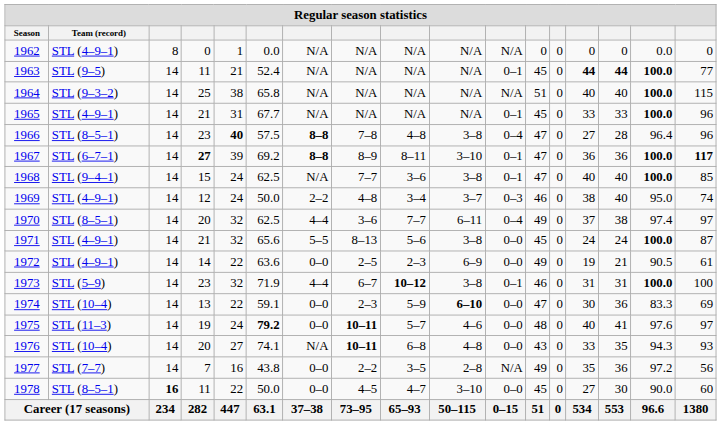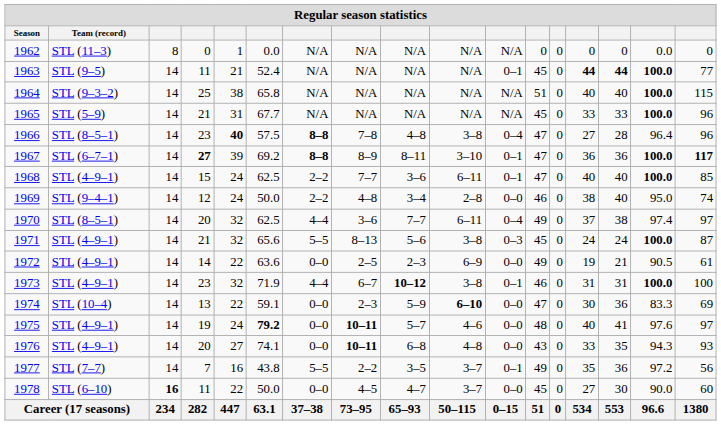(85, 50) STL (4–9–1) -> (81, 50) STL (11–3)
(85, 113) STL (4–9–1) -> (78, 113) STL (5–9)
(513, 113) 0–1 -> (512, 113) N/A
(85, 177) STL (9–4–1) -> (85, 177) STL (4–9–1)
(317, 177) N/A -> (319, 177) 2–2
(473, 177) 3–8 -> (470, 177) 6–11
(85, 198) STL (4–9–1) -> (85, 198) STL (9–4–1)
(473, 198) 3–7 -> (473, 198) 2–8
(513, 198) 0–3 -> (513, 198) 0–0
(513, 240) 0–0 -> (513, 240) 0–3
(78, 282) STL (5–9) -> (85, 282) STL (4–9–1)
(81, 325) STL (11–3) -> (85, 325) STL (4–9–1)
(82, 346) STL (10–4) -> (85, 346) STL (4–9–1)
(317, 346) N/A -> (319, 346) 0–0
(319, 367) 0–0 -> (319, 367) 5–5
(473, 367) 2–8 -> (473, 367) 3–7
(512, 367) N/A -> (513, 367) 0–1
(85, 388) STL (8–5–1) -> (82, 388) STL (6–10)
(469, 388) 3–10 -> (473, 388) 3–7
